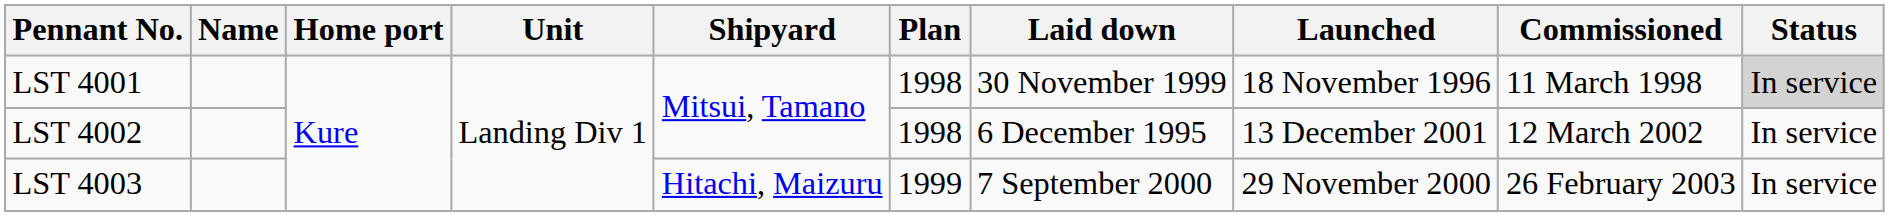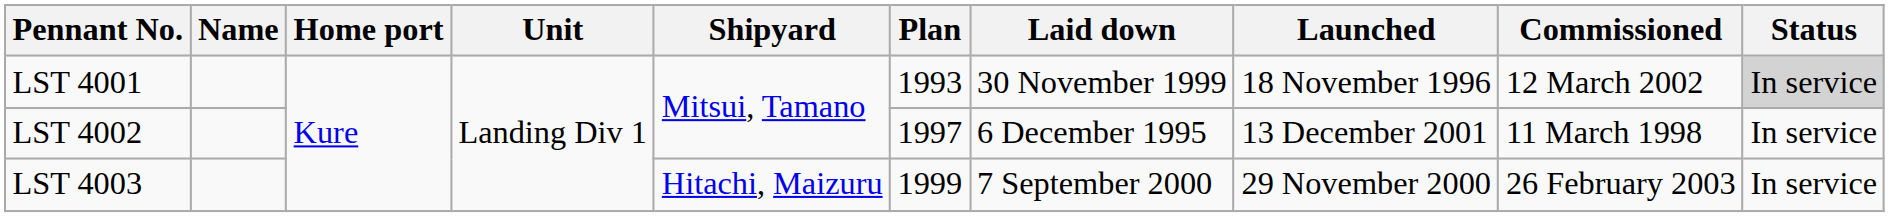(930, 81) 1998 -> (930, 81) 1993
(1604, 81) 11 March 1998 -> (1605, 81) 12 March 2002
(930, 132) 1998 -> (930, 132) 1997
(1605, 132) 12 March 2002 -> (1604, 132) 11 March 1998
